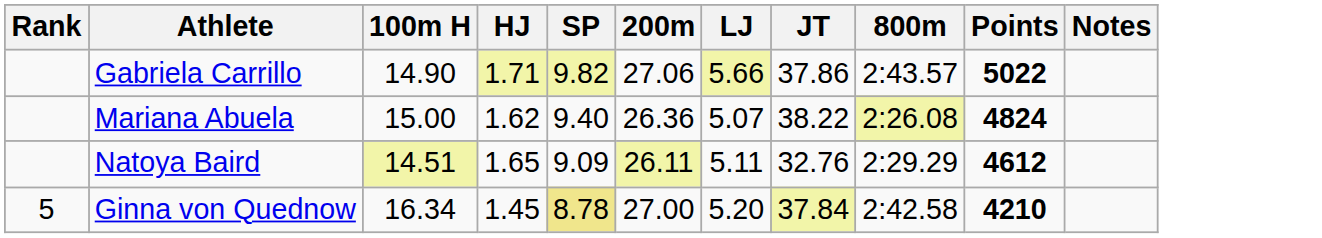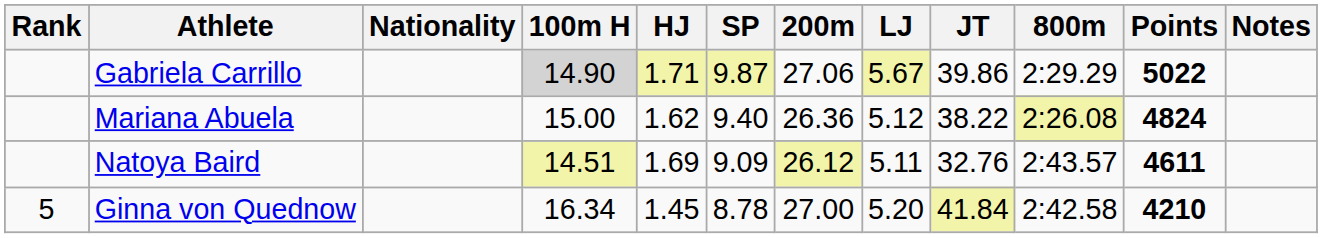+ column: (442, 27)
(420, 72) no background -> (580, 72) lightgrey background
(581, 72) 9.82 -> (741, 72) 9.87
(736, 72) 5.66 -> (896, 72) 5.67
(813, 72) 37.86 -> (973, 72) 39.86
(910, 72) 2:43.57 -> (1070, 72) 2:29.29
(736, 118) 5.07 -> (896, 118) 5.12
(512, 163) 1.65 -> (672, 163) 1.69
(659, 163) 26.11 -> (818, 163) 26.12
(910, 163) 2:29.29 -> (1070, 163) 2:43.57
(1015, 163) 4612 -> (1174, 163) 4611
(581, 208) khaki background -> (741, 208) no background
(813, 208) 37.84 -> (973, 208) 41.84
